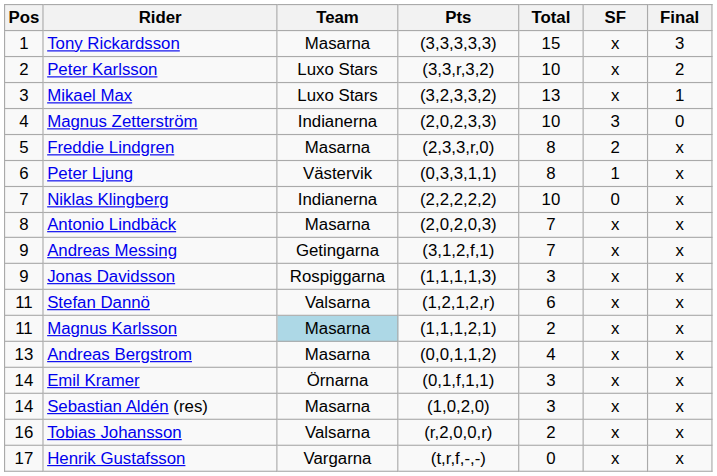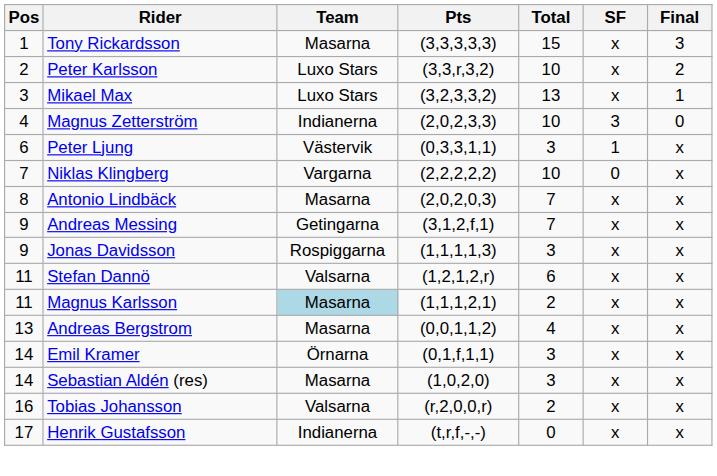- row: (111, 147)
(551, 173) 8 -> (551, 147) 3
(337, 199) Indianerna -> (337, 173) Vargarna
(337, 458) Vargarna -> (337, 432) Indianerna
